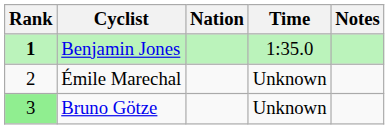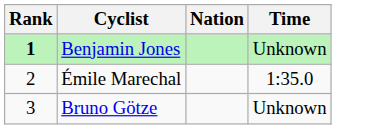- column: (357, 19)
(290, 49) 1:35.0 -> (290, 49) Unknown
(290, 78) Unknown -> (290, 78) 1:35.0
(31, 108) lightgreen background -> (31, 108) no background
